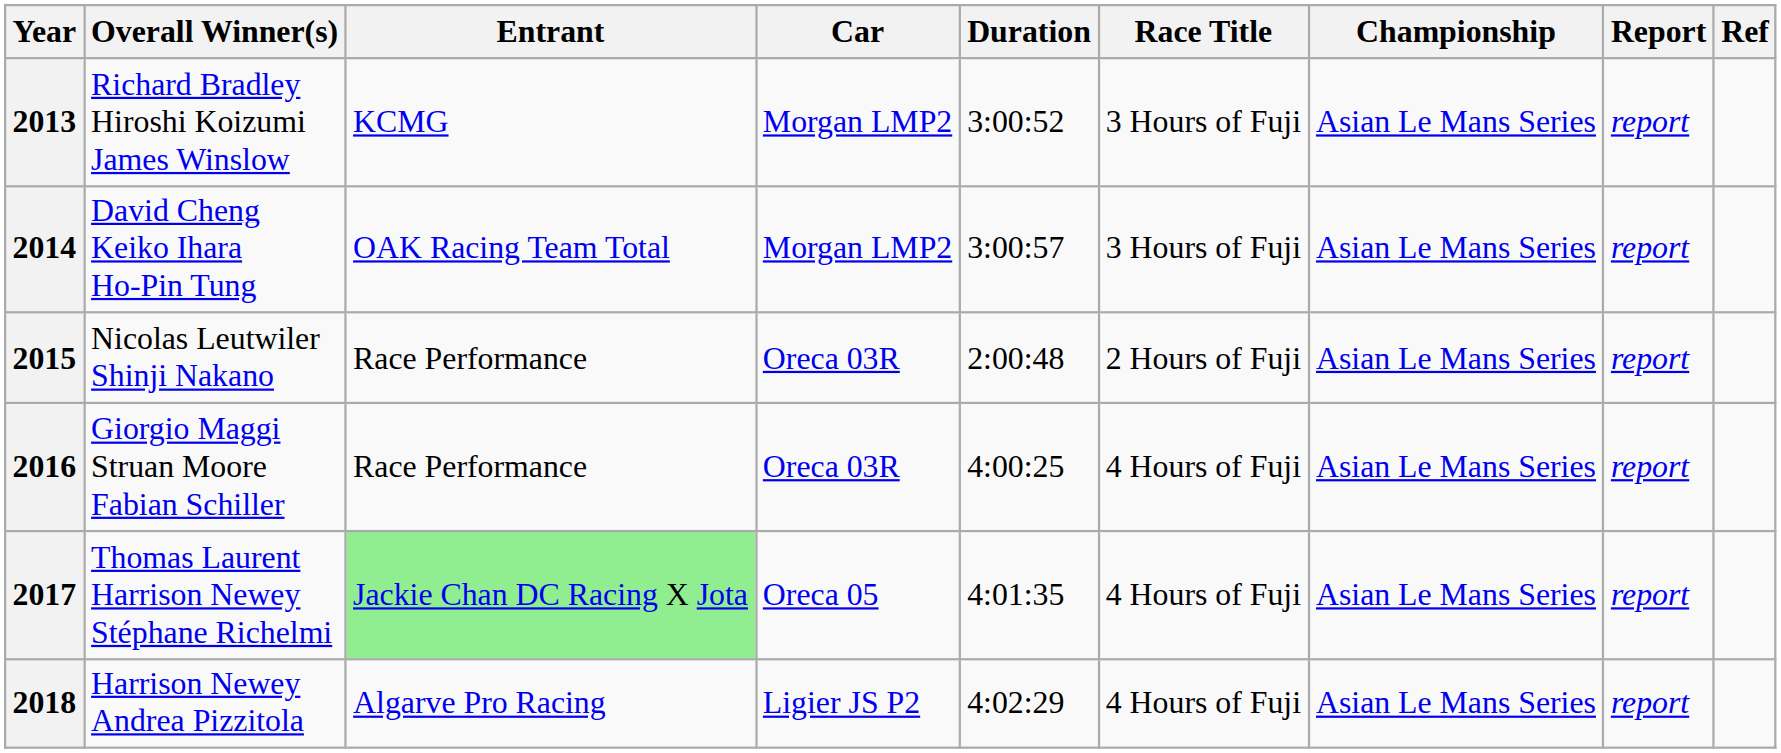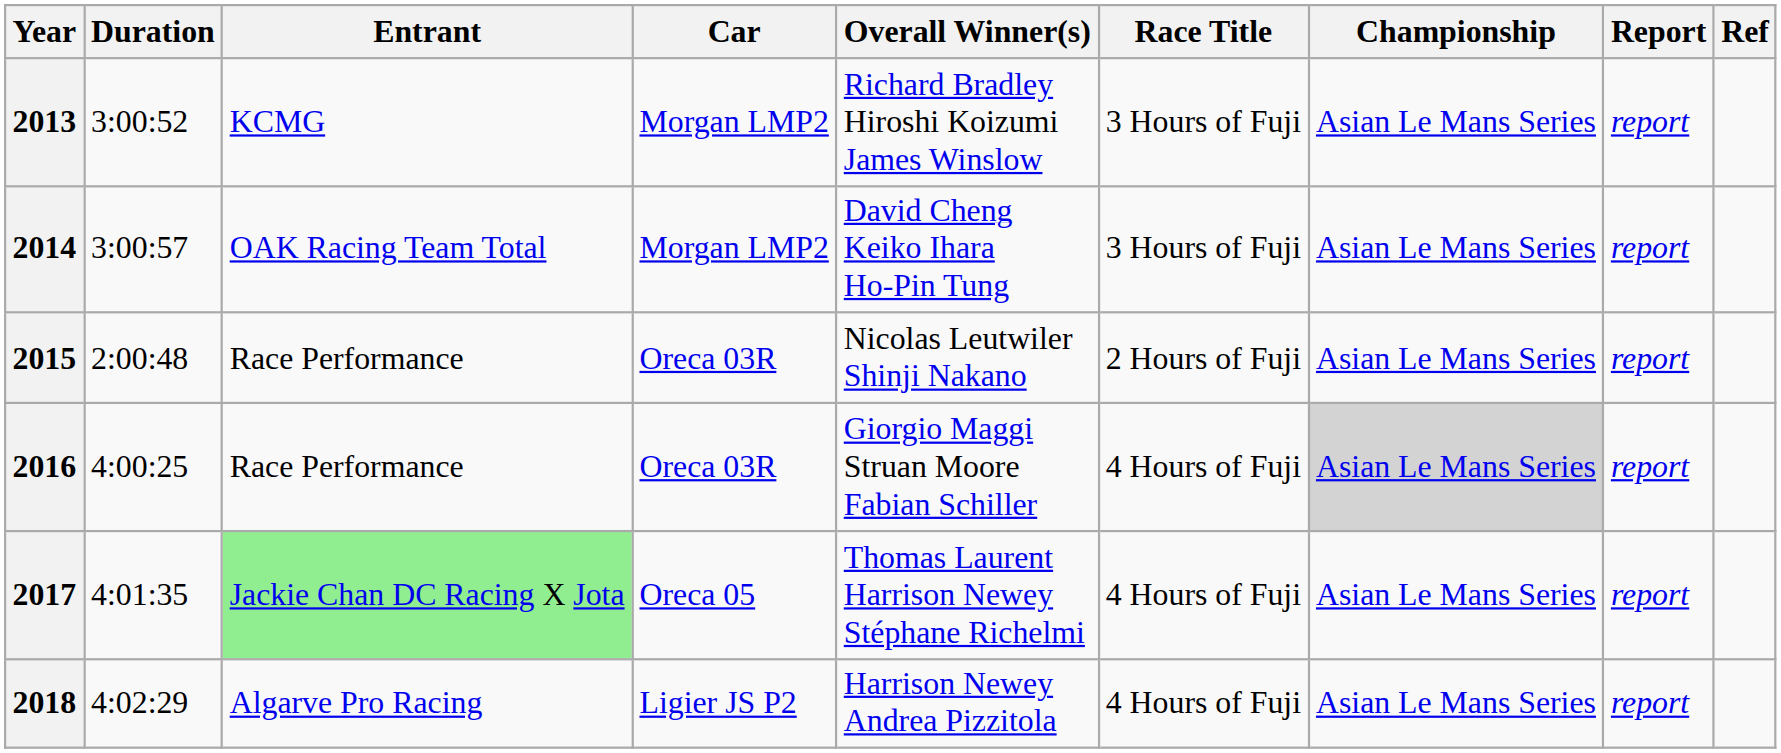columns swapped: (215, 31) <-> (1029, 31)
(1456, 466) no background -> (1456, 466) lightgrey background
